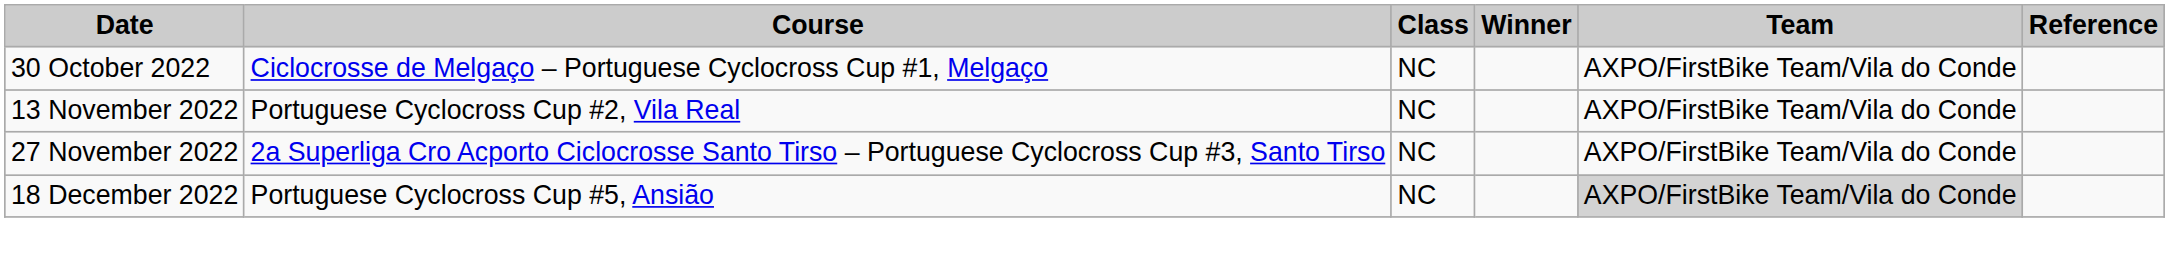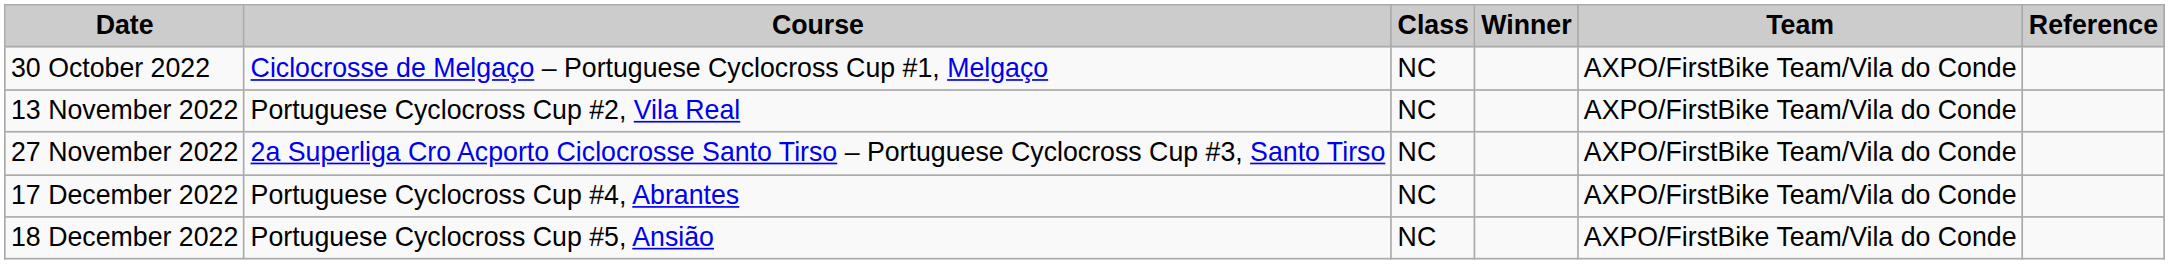+ row: (125, 195)
(1800, 195) lightgrey background -> (1800, 237) no background
